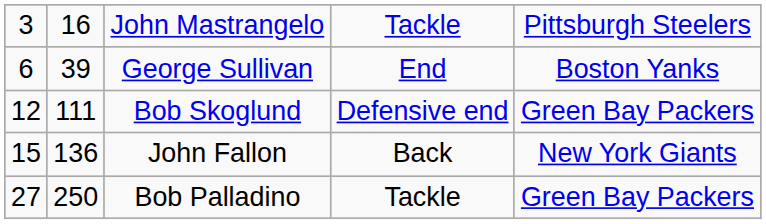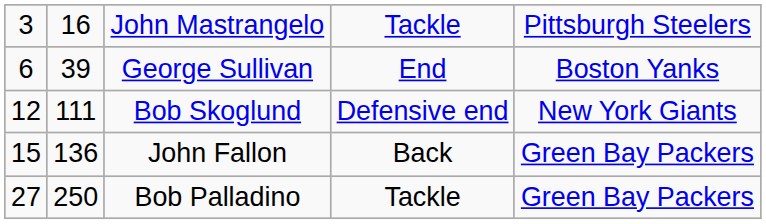(637, 111) Green Bay Packers -> (637, 111) New York Giants
(637, 153) New York Giants -> (637, 153) Green Bay Packers
